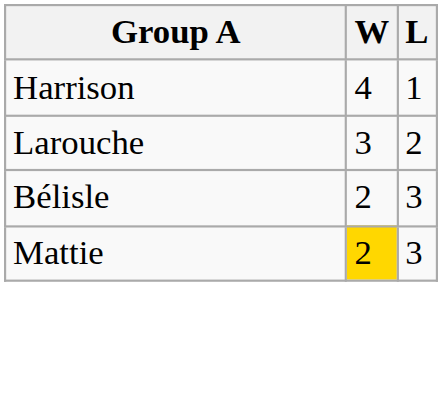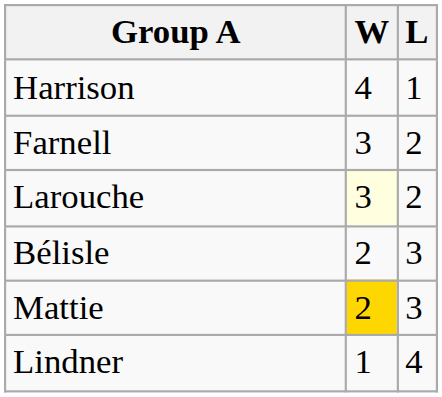+ row: (62, 142)
(363, 142) no background -> (363, 197) lightyellow background
+ row: (68, 362)
